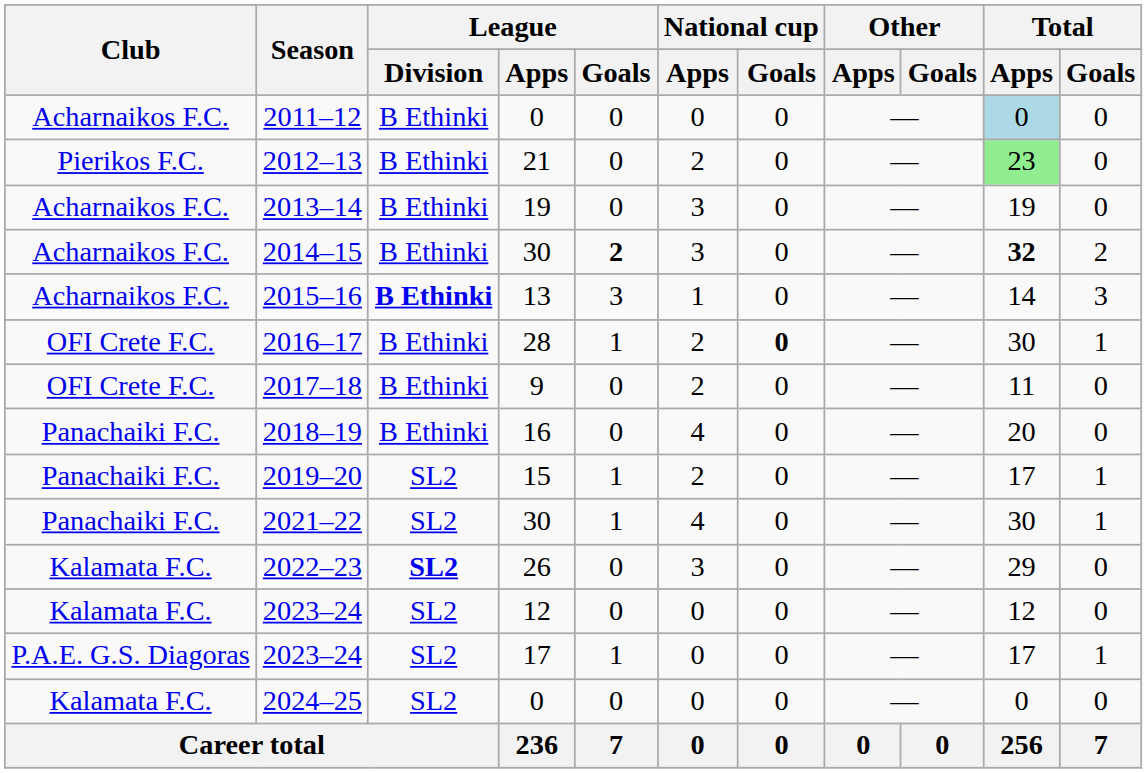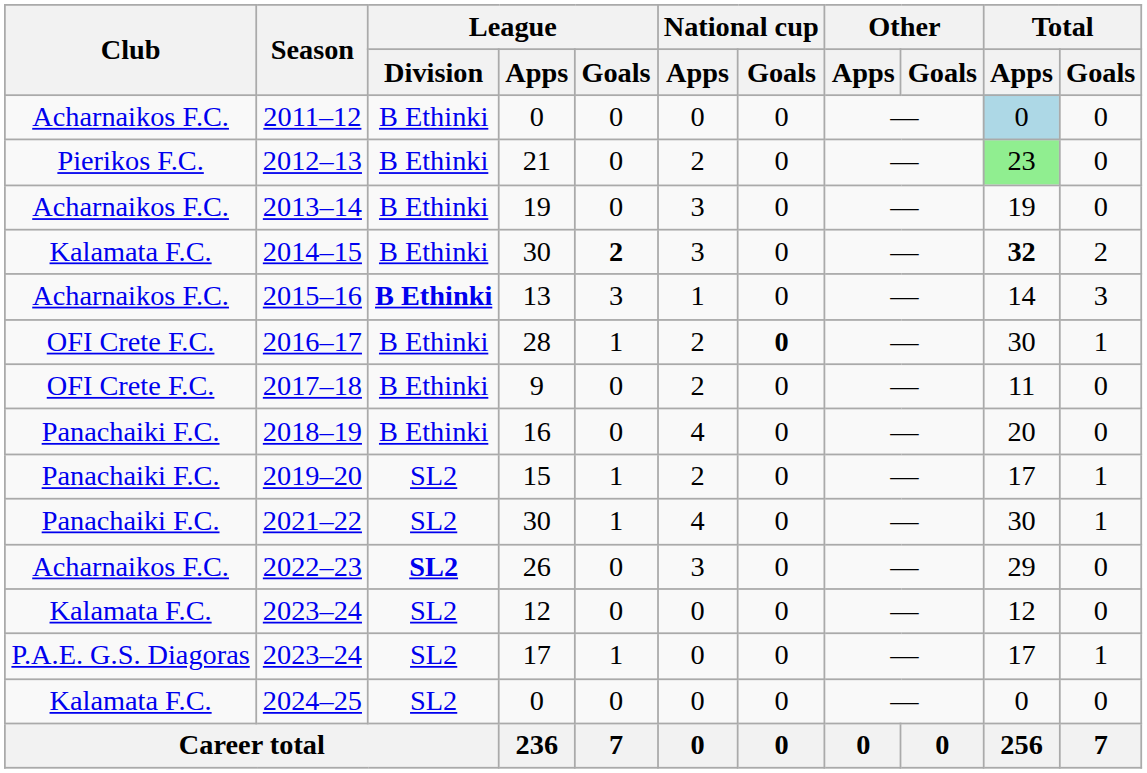(131, 251) Acharnaikos F.C. -> (131, 251) Kalamata F.C.
(131, 565) Kalamata F.C. -> (131, 565) Acharnaikos F.C.
